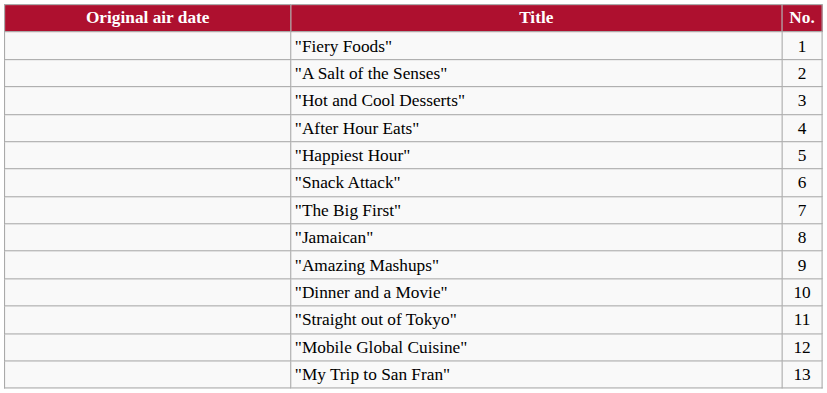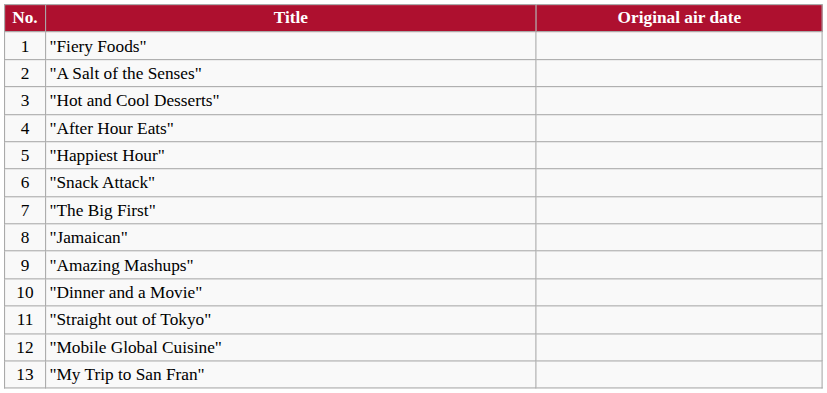columns swapped: (802, 18) <-> (148, 18)
